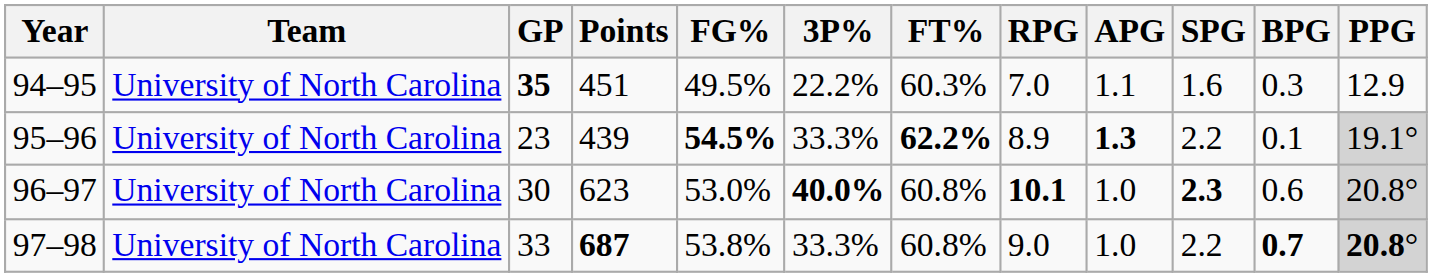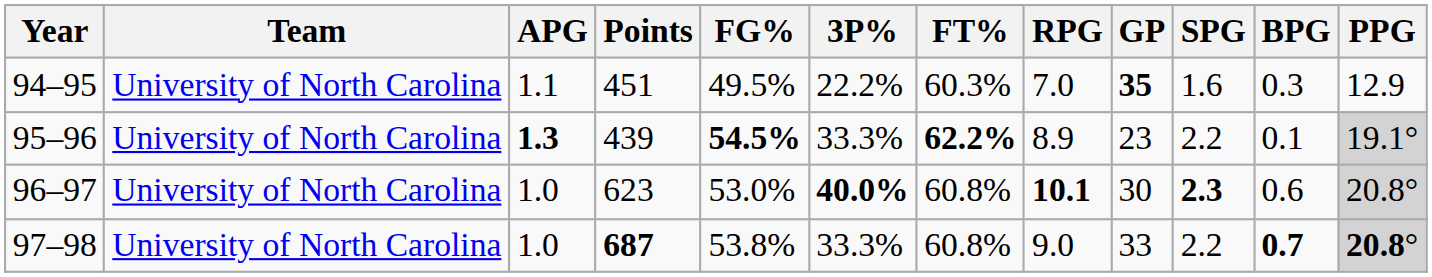columns swapped: (540, 31) <-> (1130, 31)
